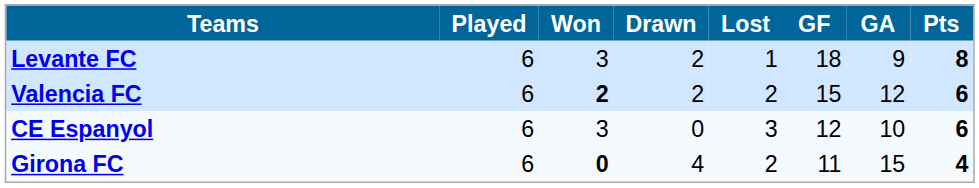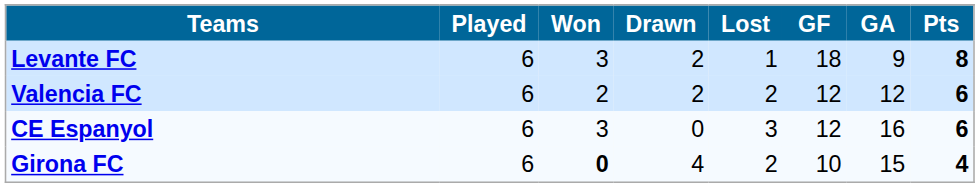(602, 94) bold -> (602, 94) normal
(829, 94) 15 -> (829, 94) 12
(892, 129) 10 -> (892, 129) 16
(829, 164) 11 -> (829, 164) 10
